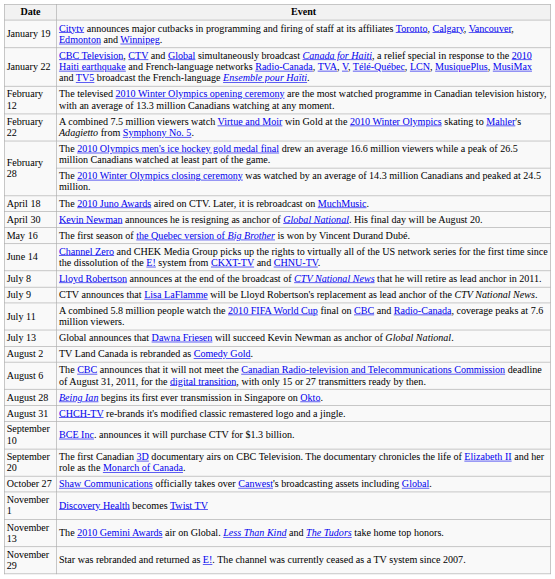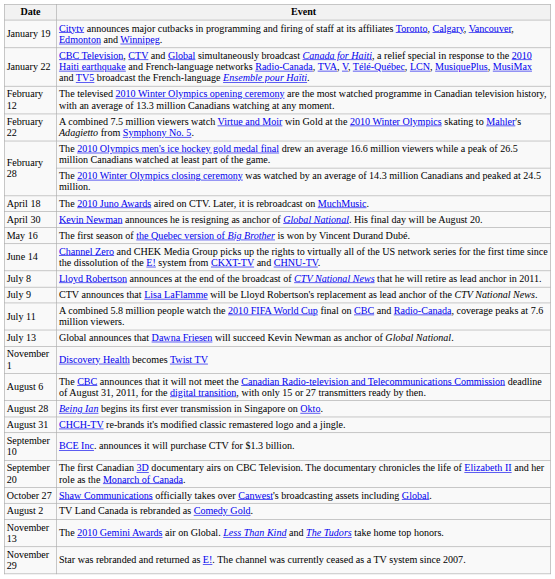rows swapped: (156, 354) <-> (133, 505)
